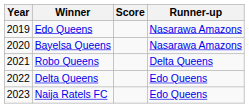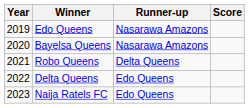columns swapped: (130, 12) <-> (196, 12)
